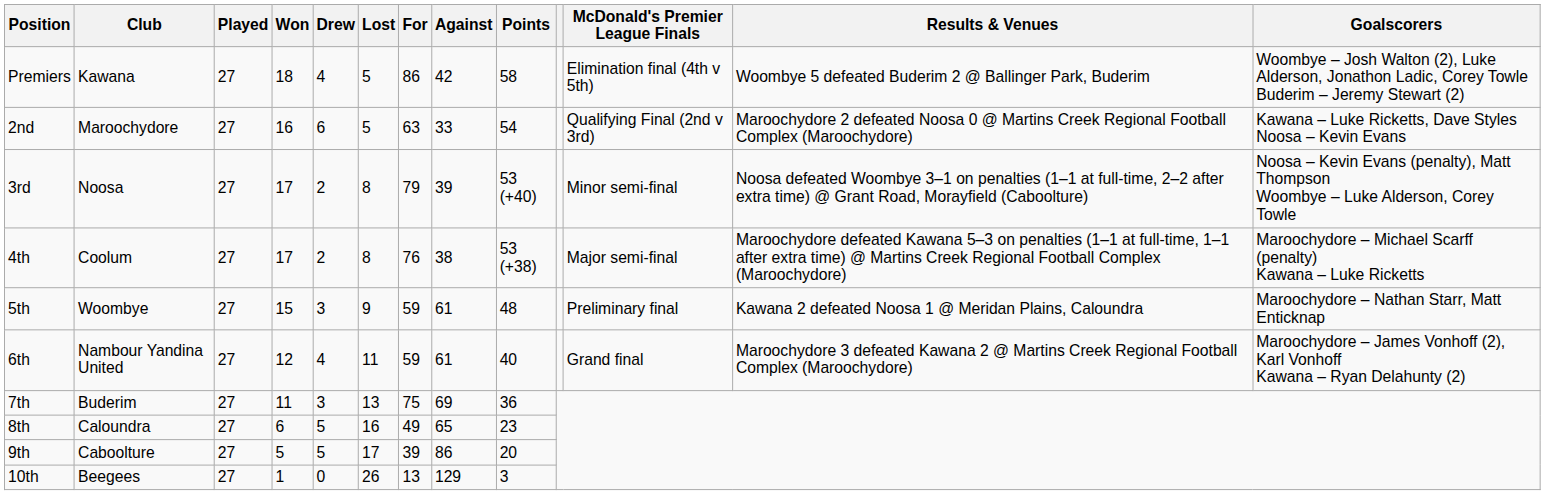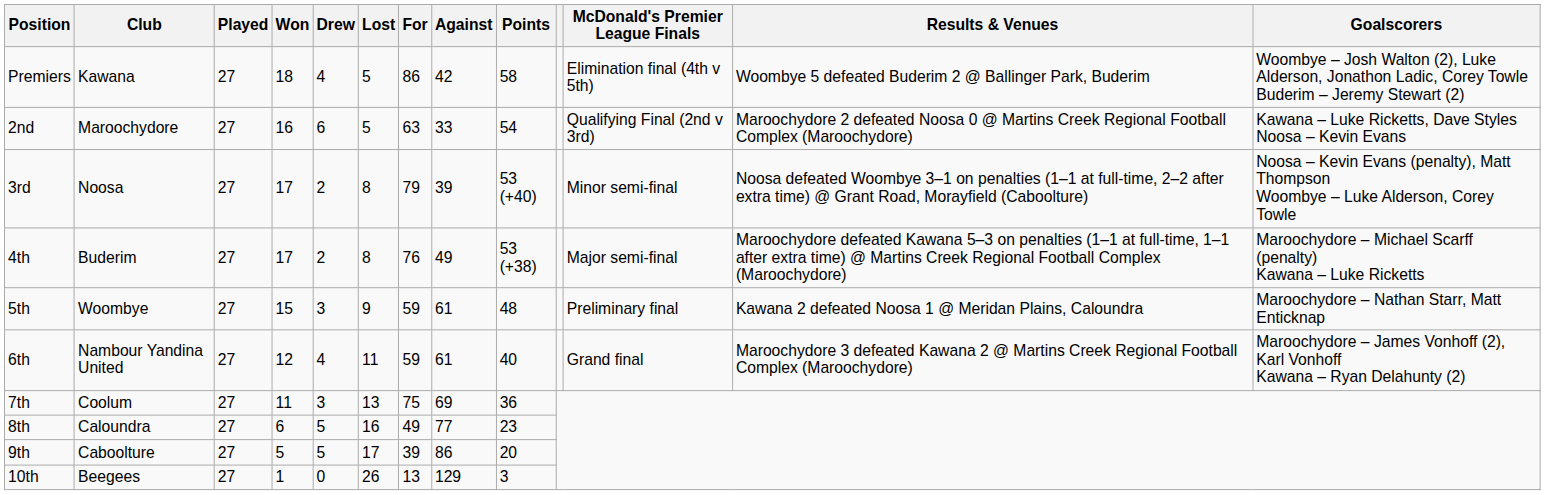(105, 257) Coolum -> (107, 257) Buderim
(444, 257) 38 -> (444, 257) 49
(107, 402) Buderim -> (105, 402) Coolum
(444, 427) 65 -> (444, 427) 77
